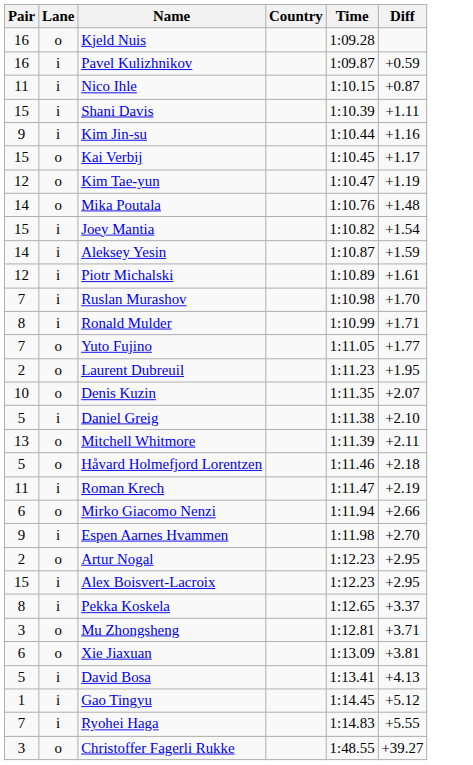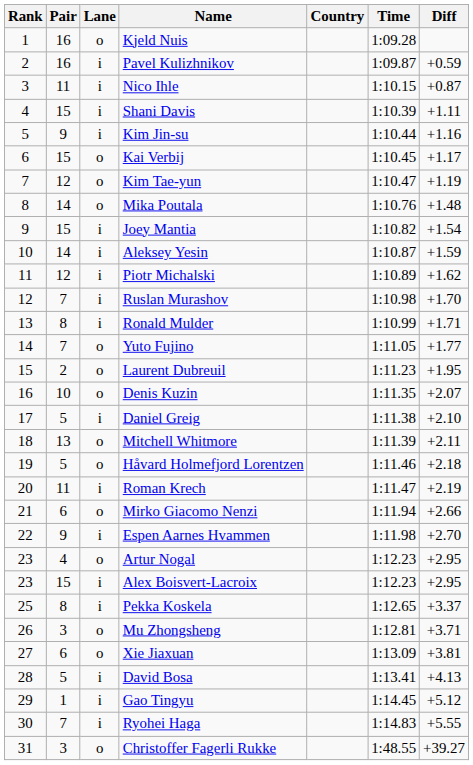+ column: (25, 16)
(402, 275) +1.61 -> (444, 275) +1.62
(22, 559) 2 -> (63, 559) 4
